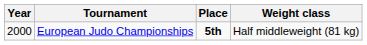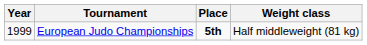(19, 31) 2000 -> (19, 31) 1999
